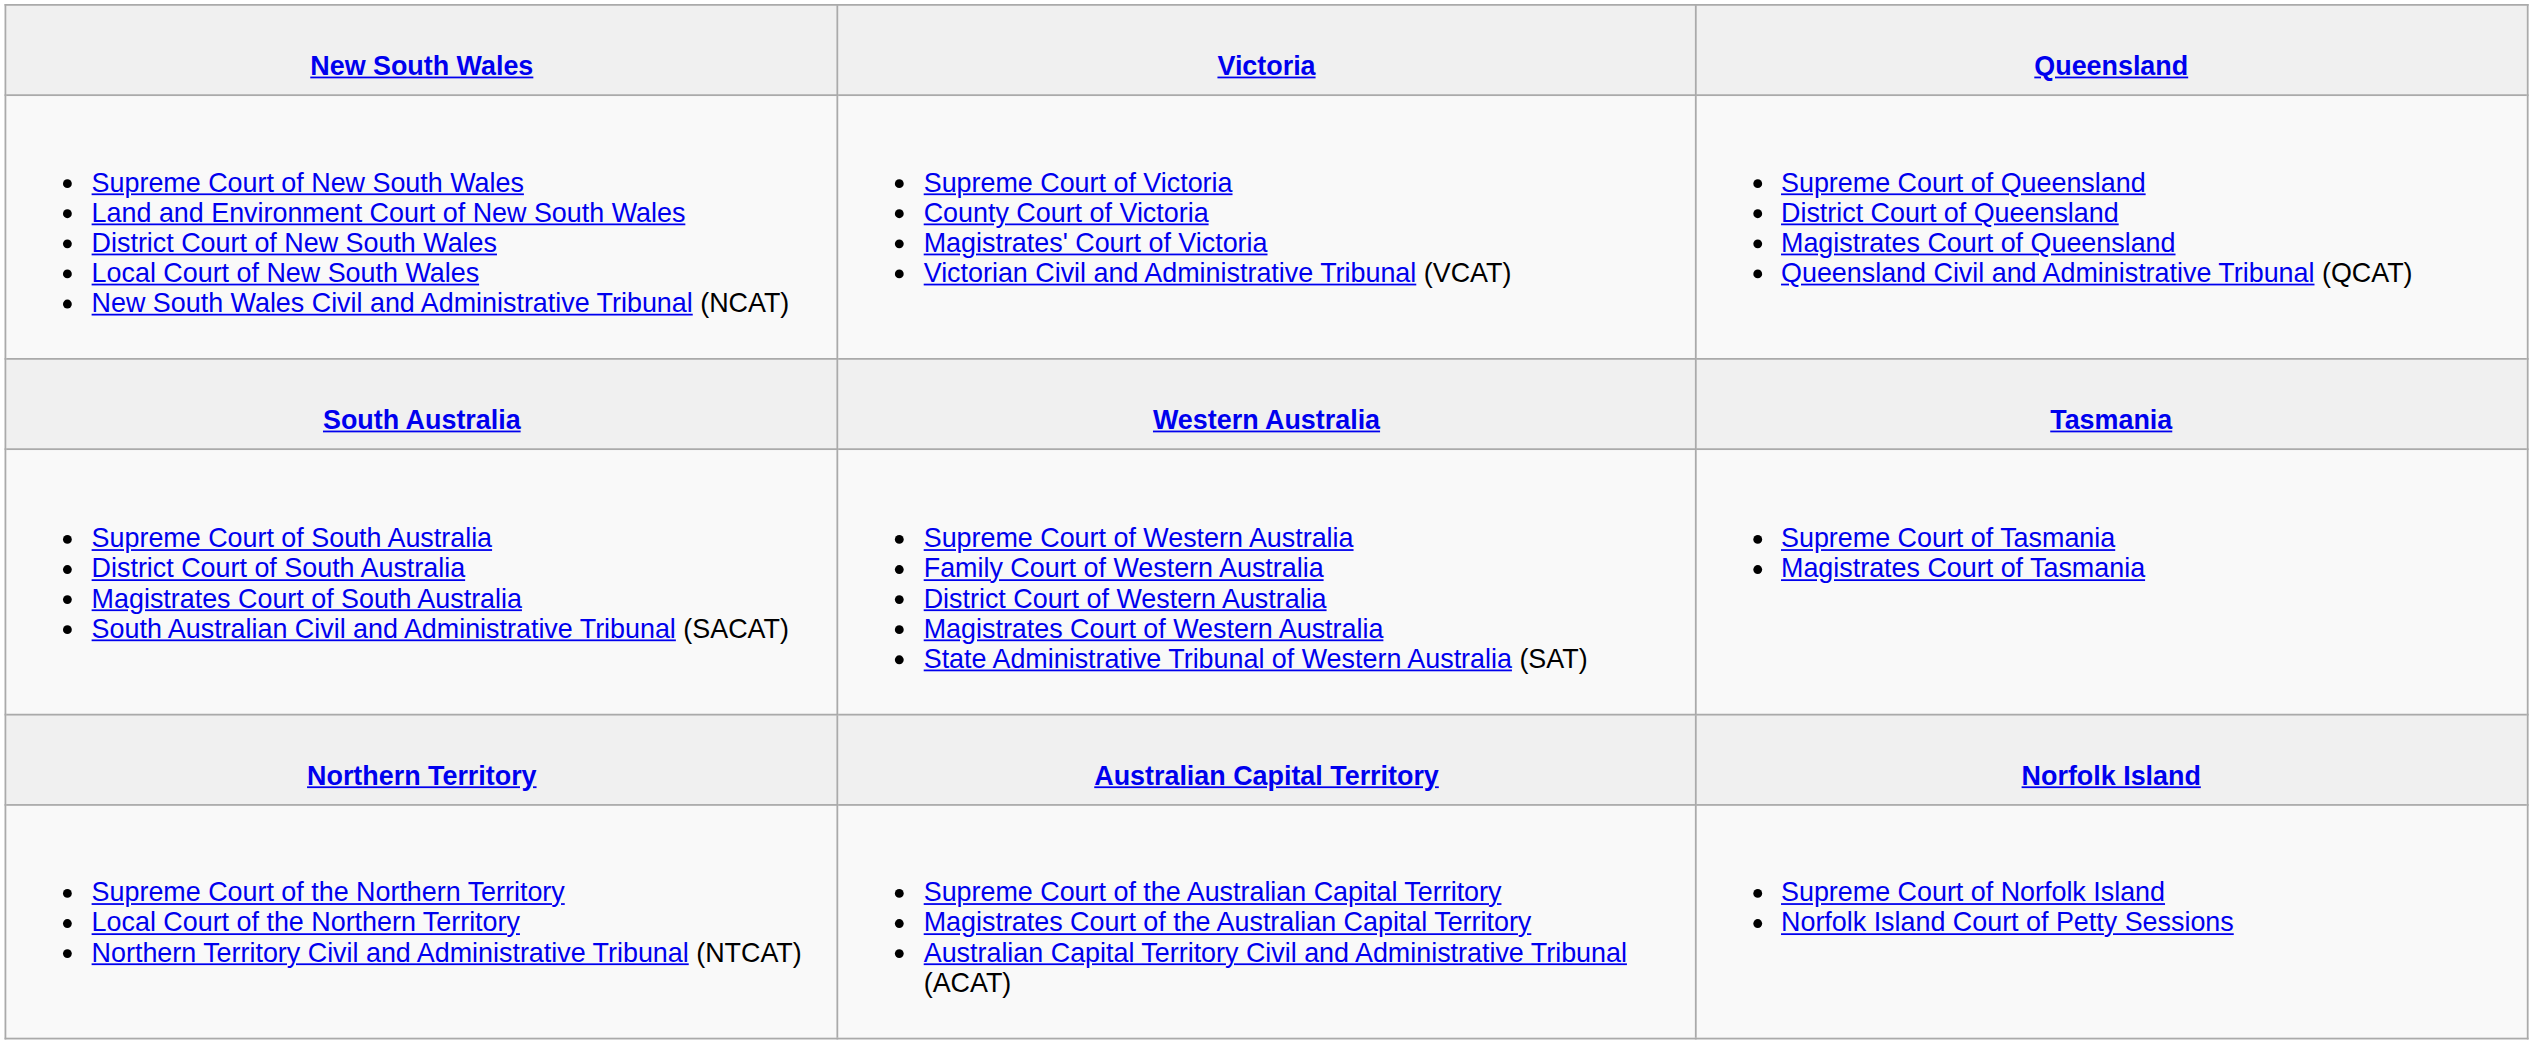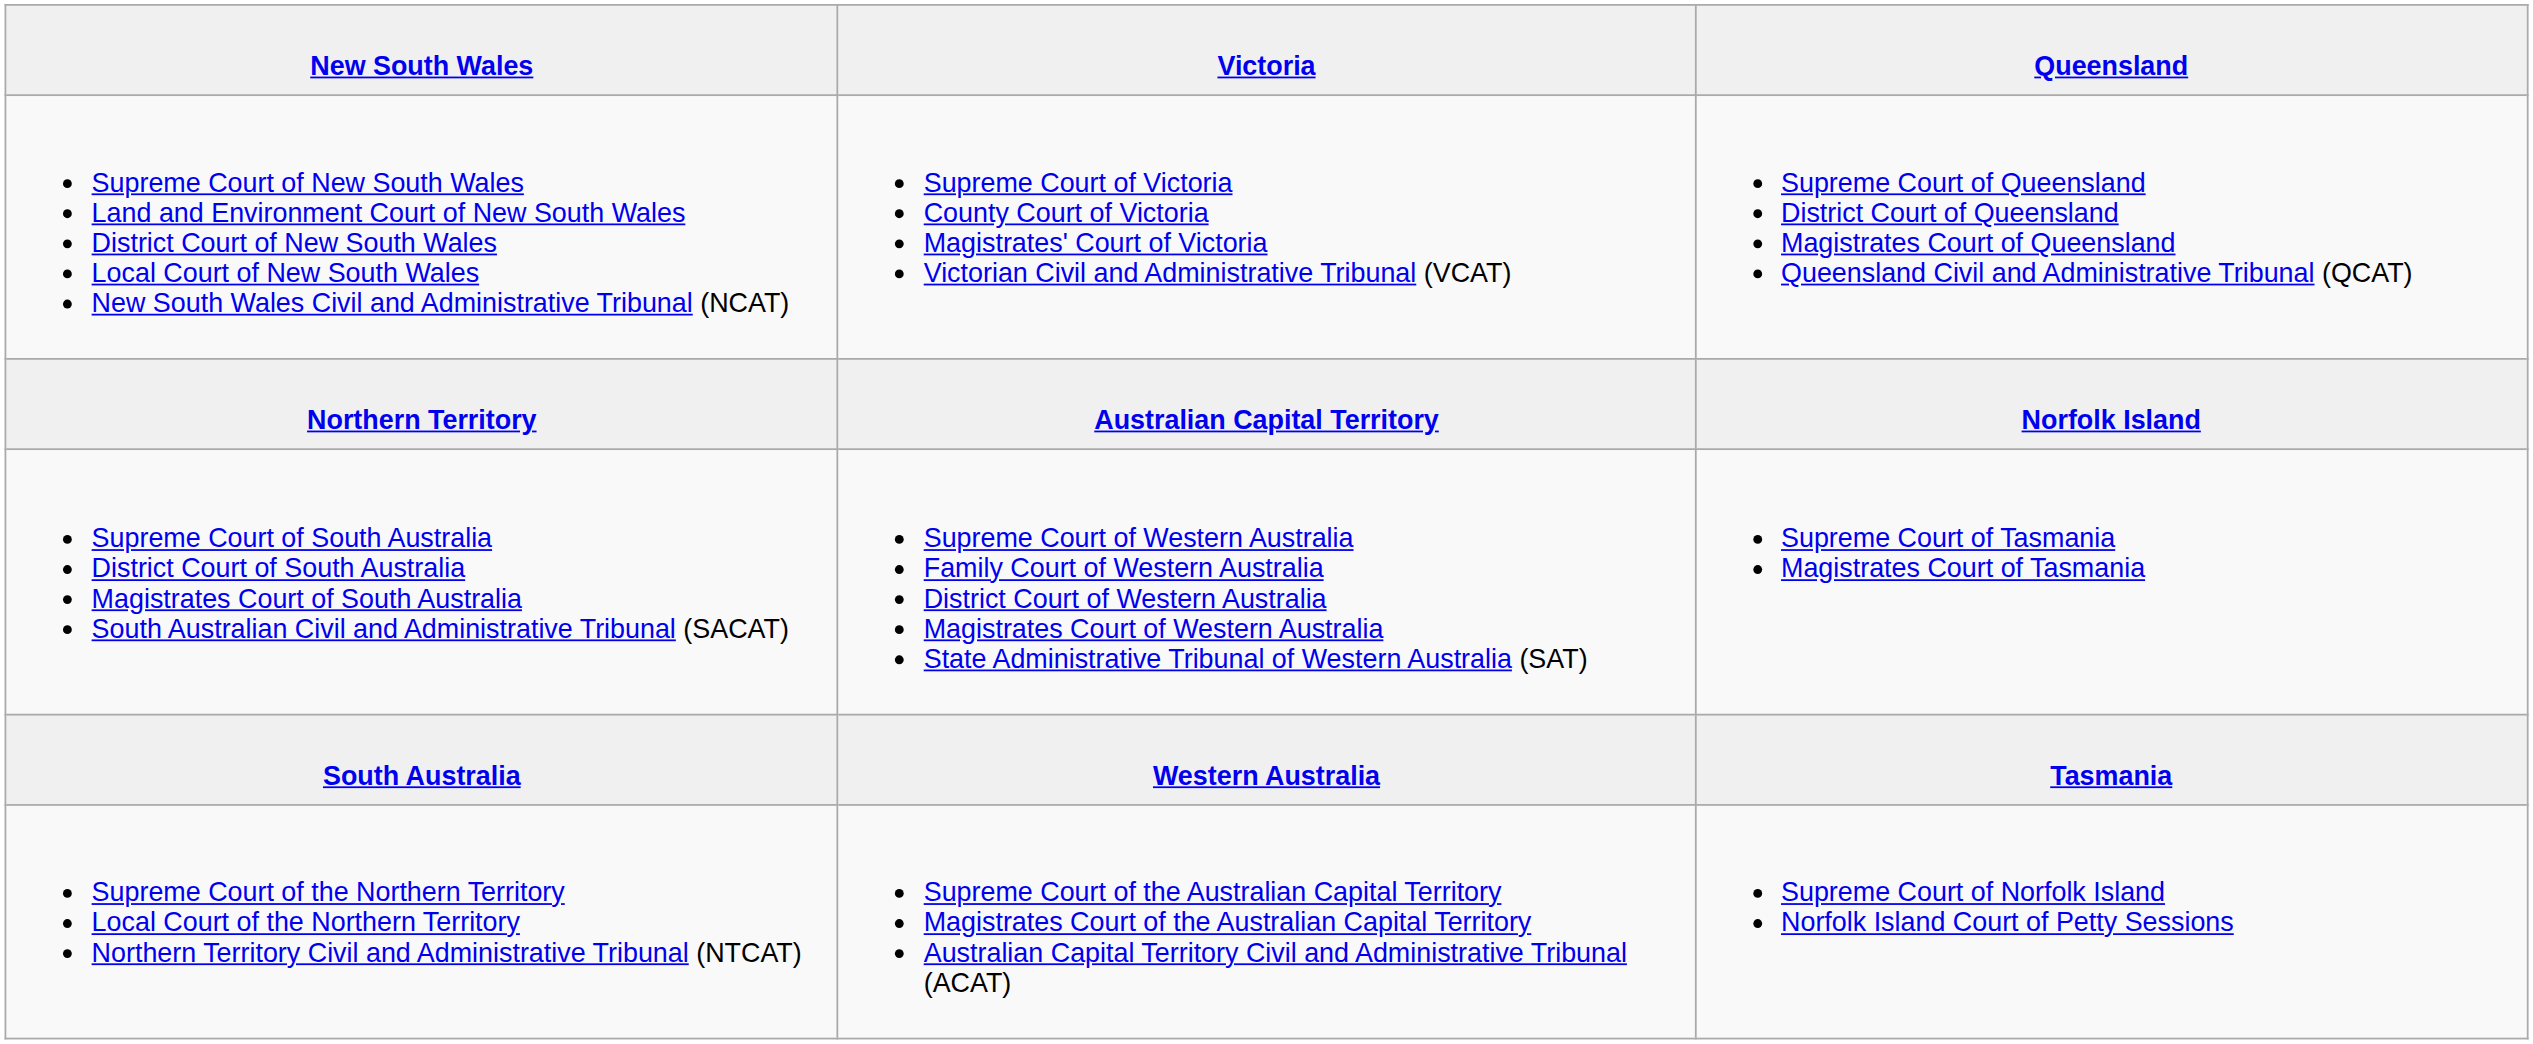rows swapped: (422, 420) <-> (422, 774)
